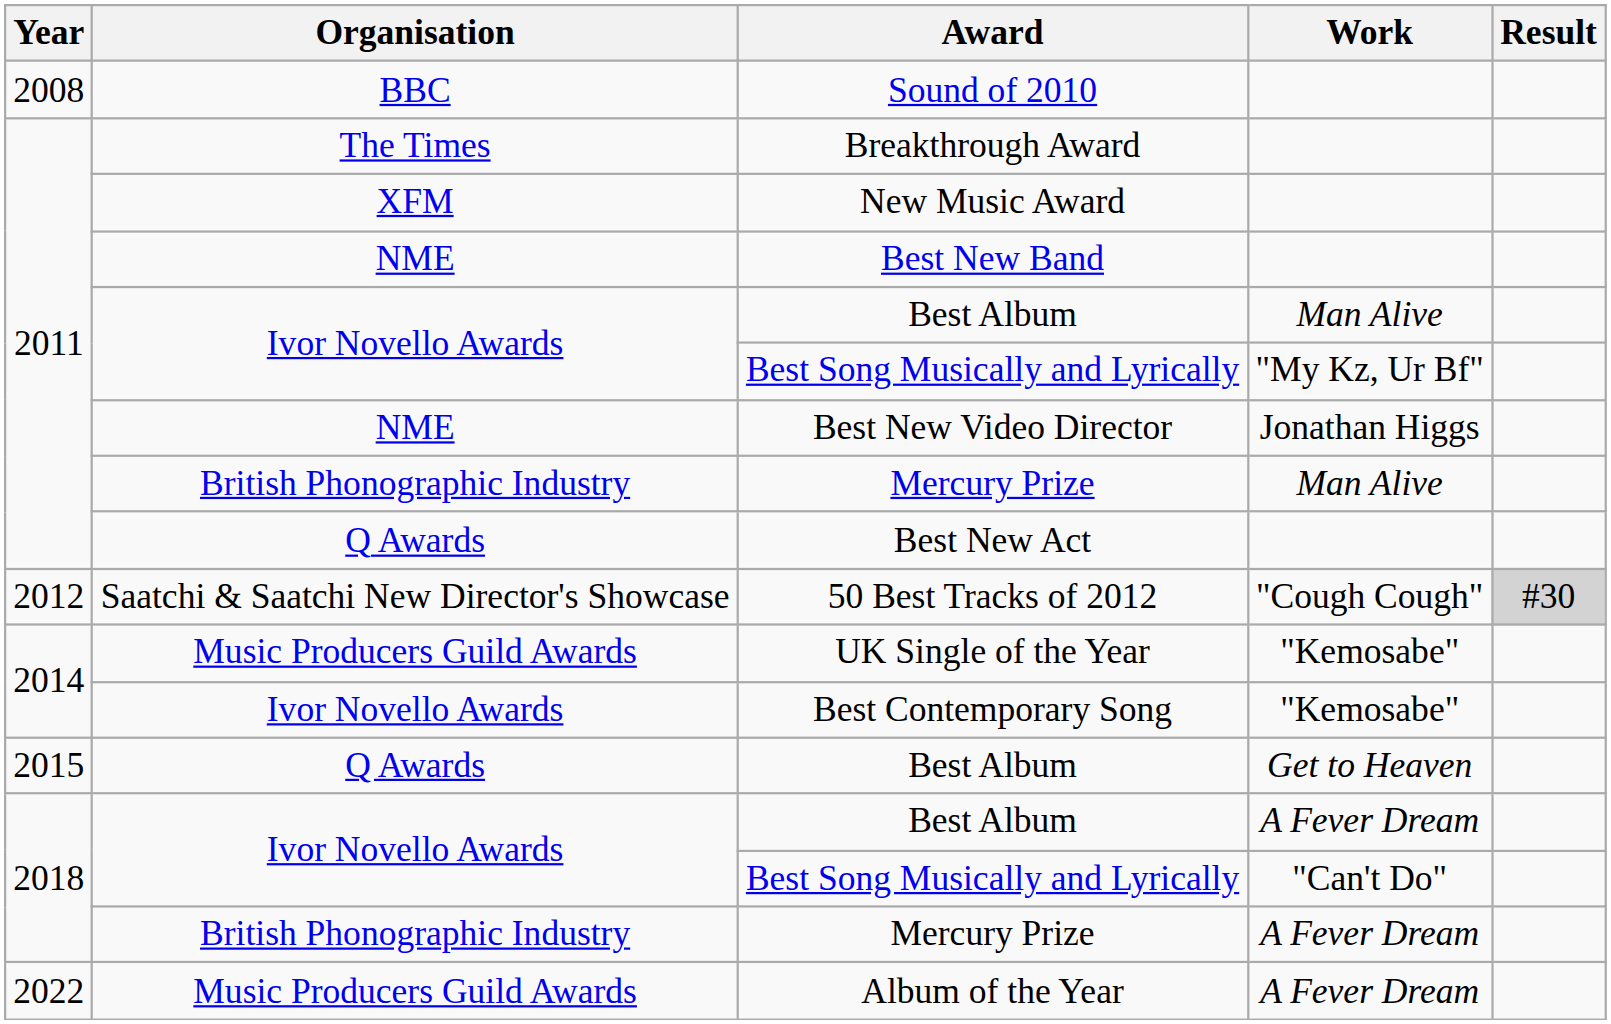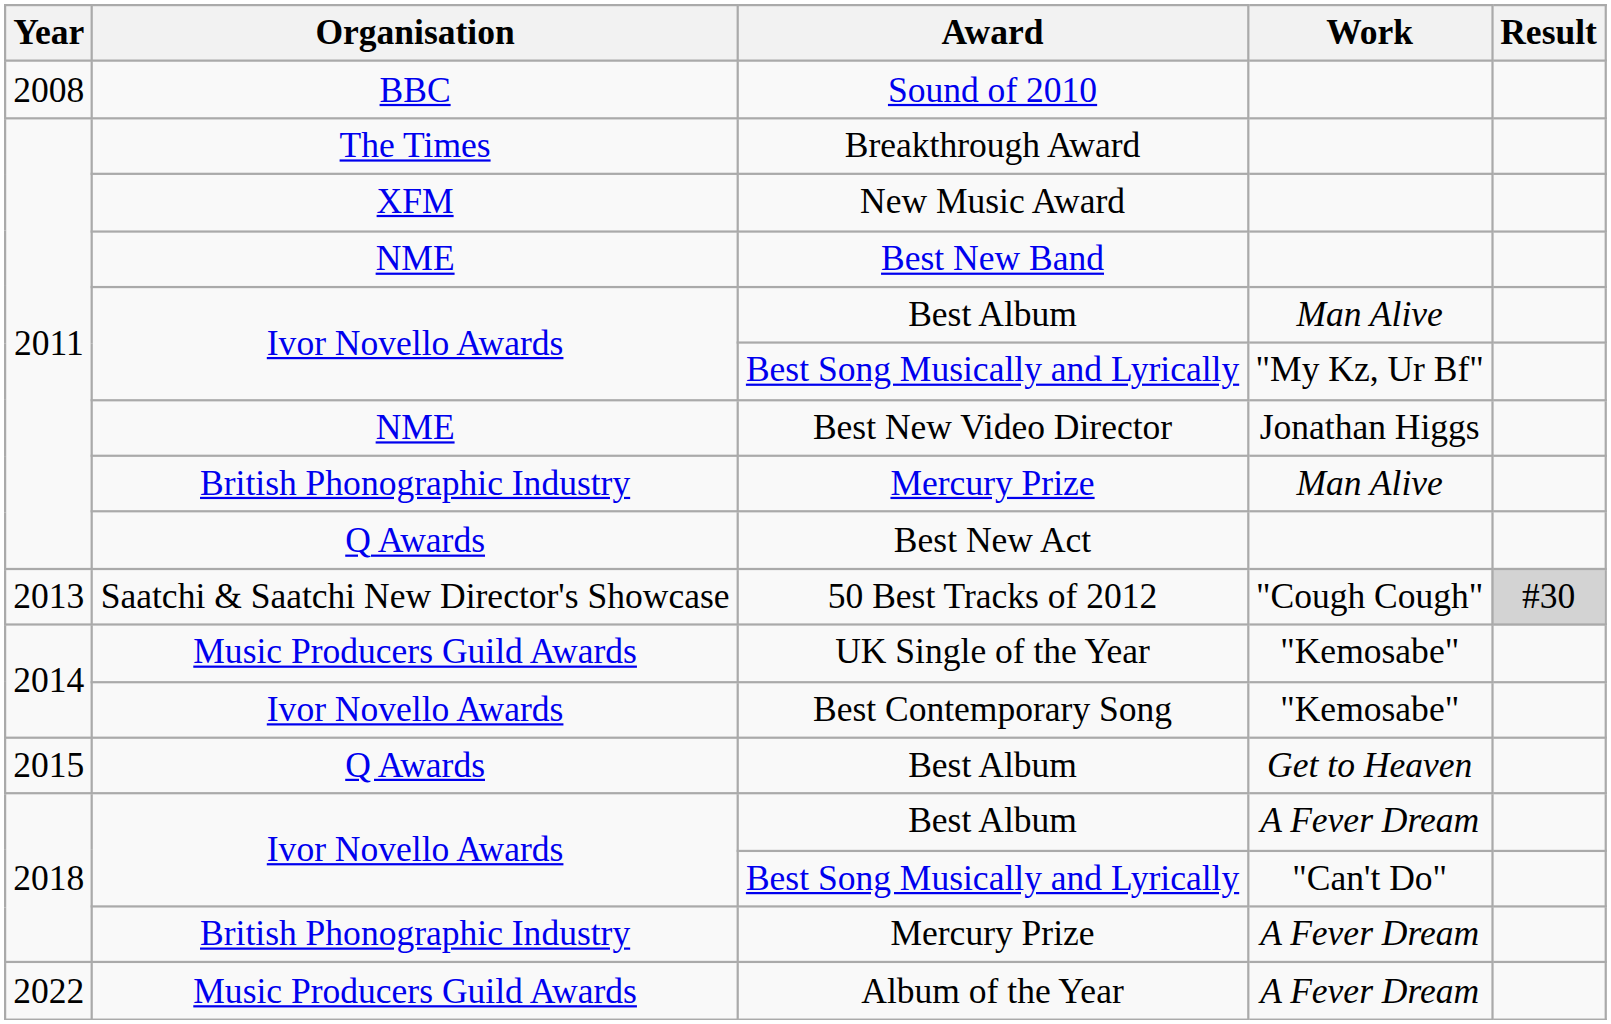(49, 595) 2012 -> (49, 595) 2013
